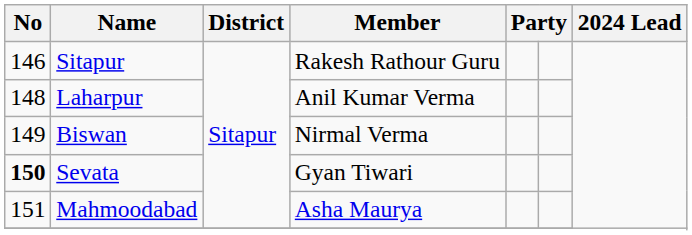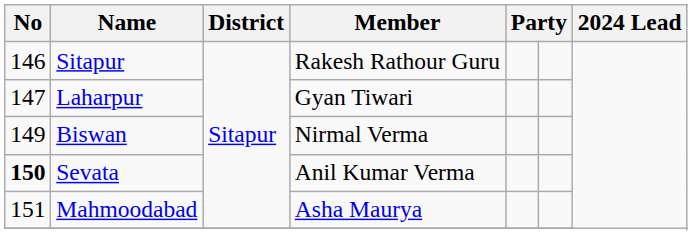(28, 97) 148 -> (28, 97) 147
(385, 97) Anil Kumar Verma -> (354, 97) Gyan Tiwari
(354, 172) Gyan Tiwari -> (385, 172) Anil Kumar Verma
